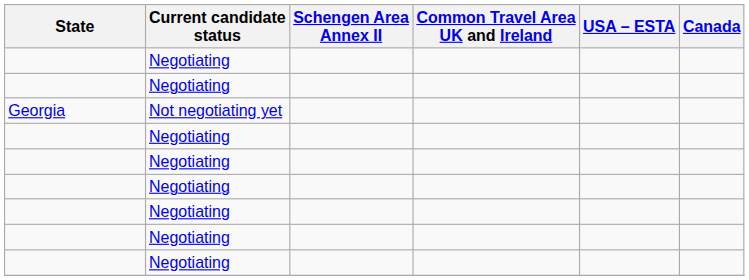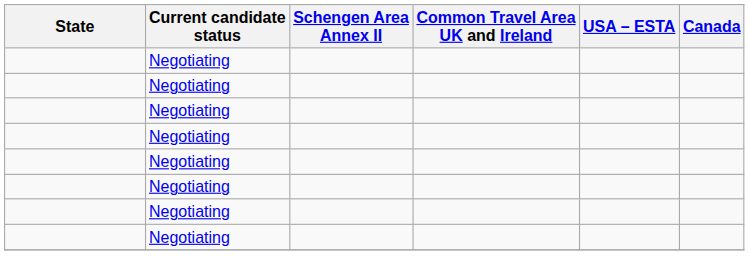- row: (37, 111)
